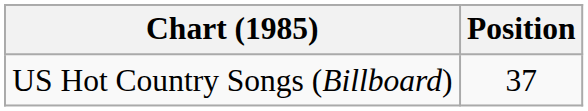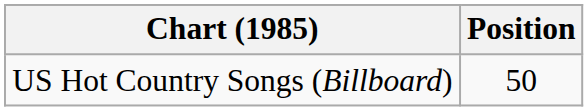(521, 79) 37 -> (521, 79) 50
